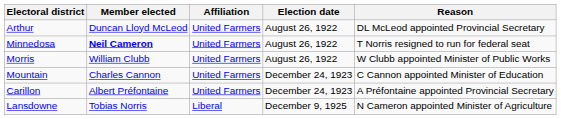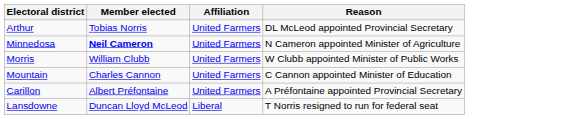- column: (309, 12)
(138, 28) Duncan Lloyd McLeod -> (118, 28) Tobias Norris
(443, 43) T Norris resigned to run for federal seat -> (363, 43) N Cameron appointed Minister of Agriculture
(118, 106) Tobias Norris -> (138, 106) Duncan Lloyd McLeod
(454, 106) N Cameron appointed Minister of Agriculture -> (352, 106) T Norris resigned to run for federal seat
